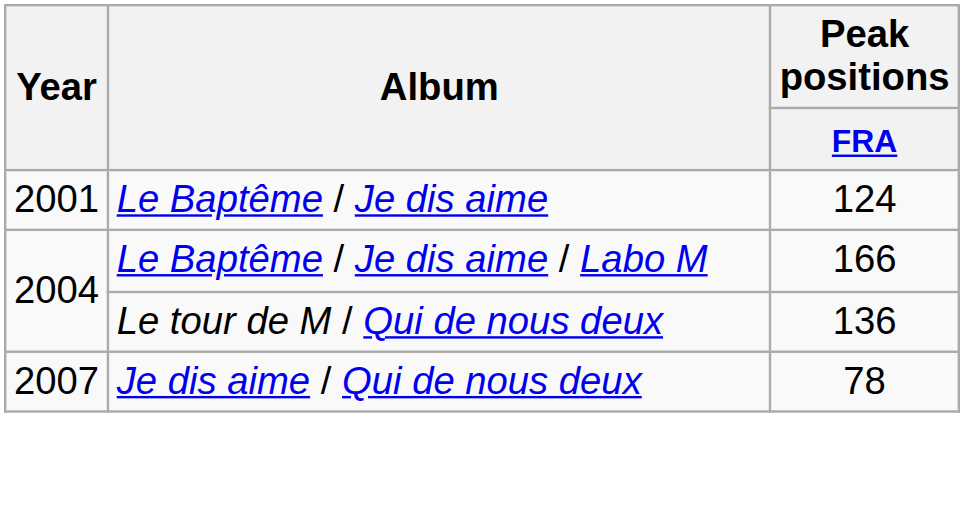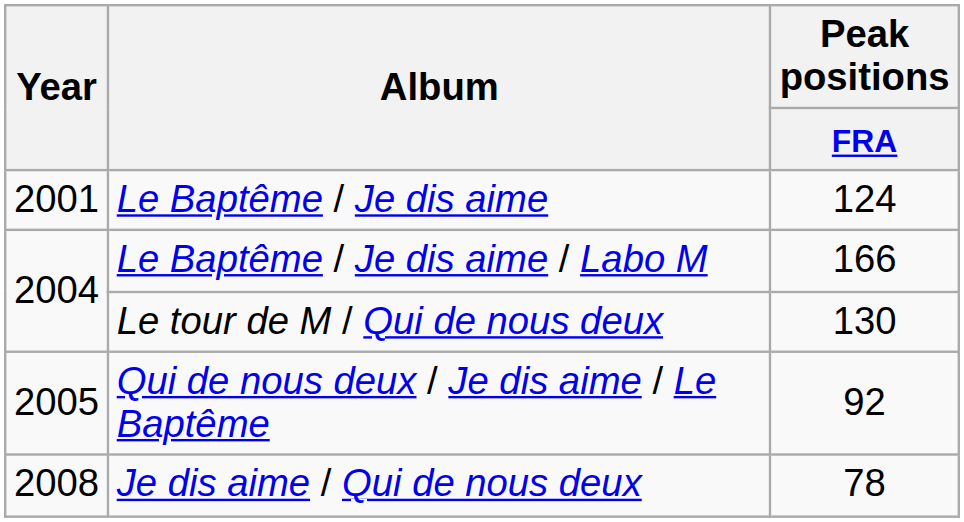(865, 320) 136 -> (865, 320) 130
+ row: (416, 402)
(57, 381) 2007 -> (57, 484) 2008
